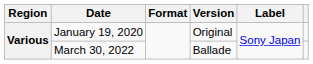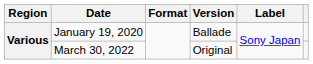(213, 31) Original -> (212, 31) Ballade
(212, 50) Ballade -> (213, 50) Original
